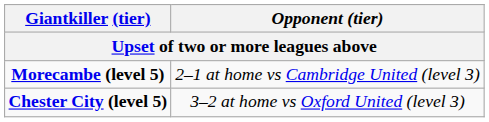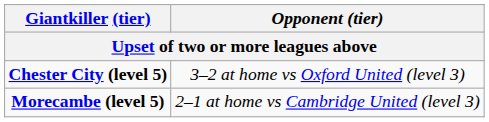rows swapped: (88, 102) <-> (88, 74)
